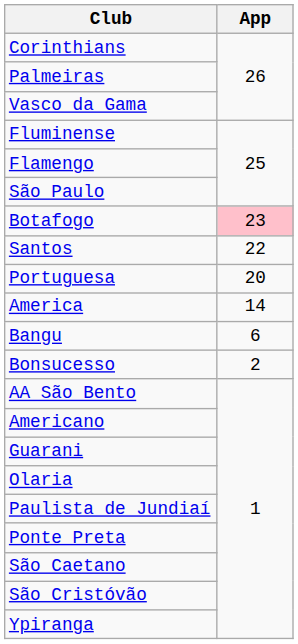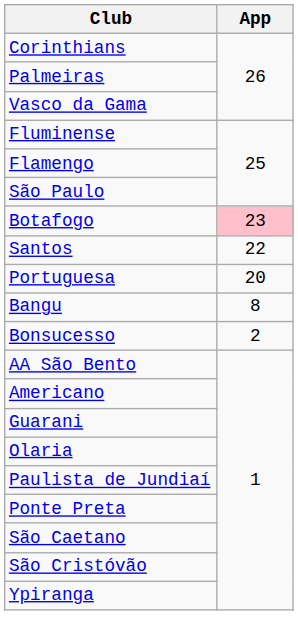- row: (46, 307)
(255, 336) 6 -> (255, 307) 8
